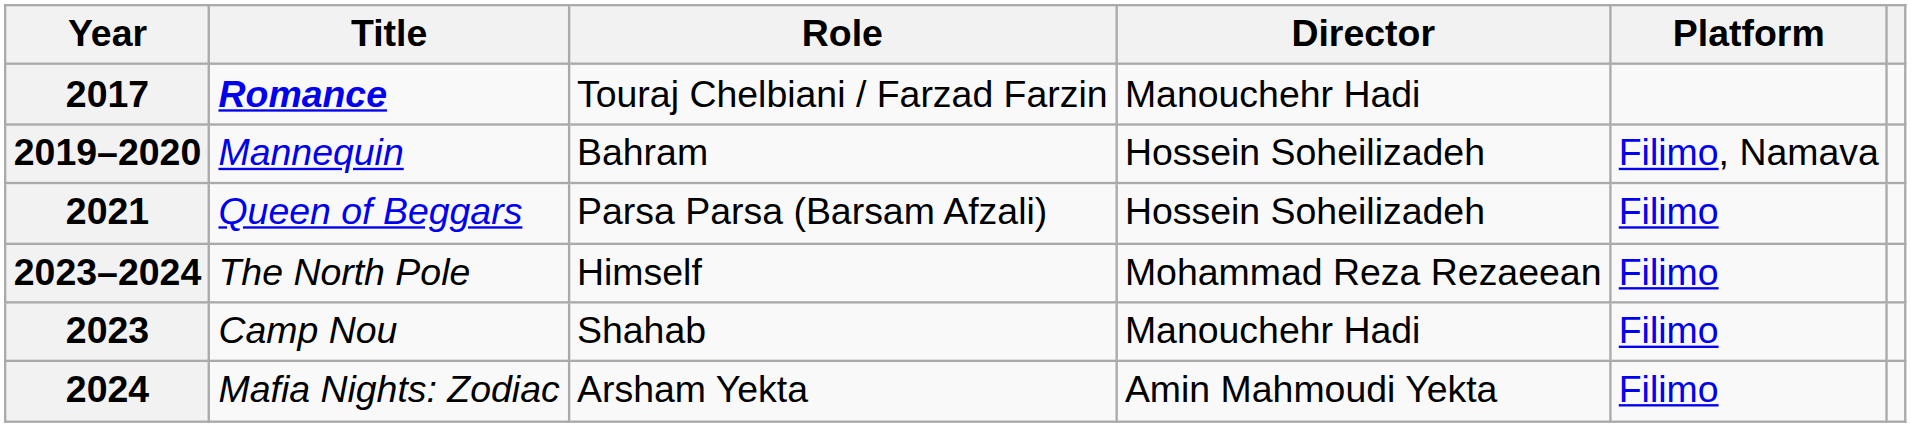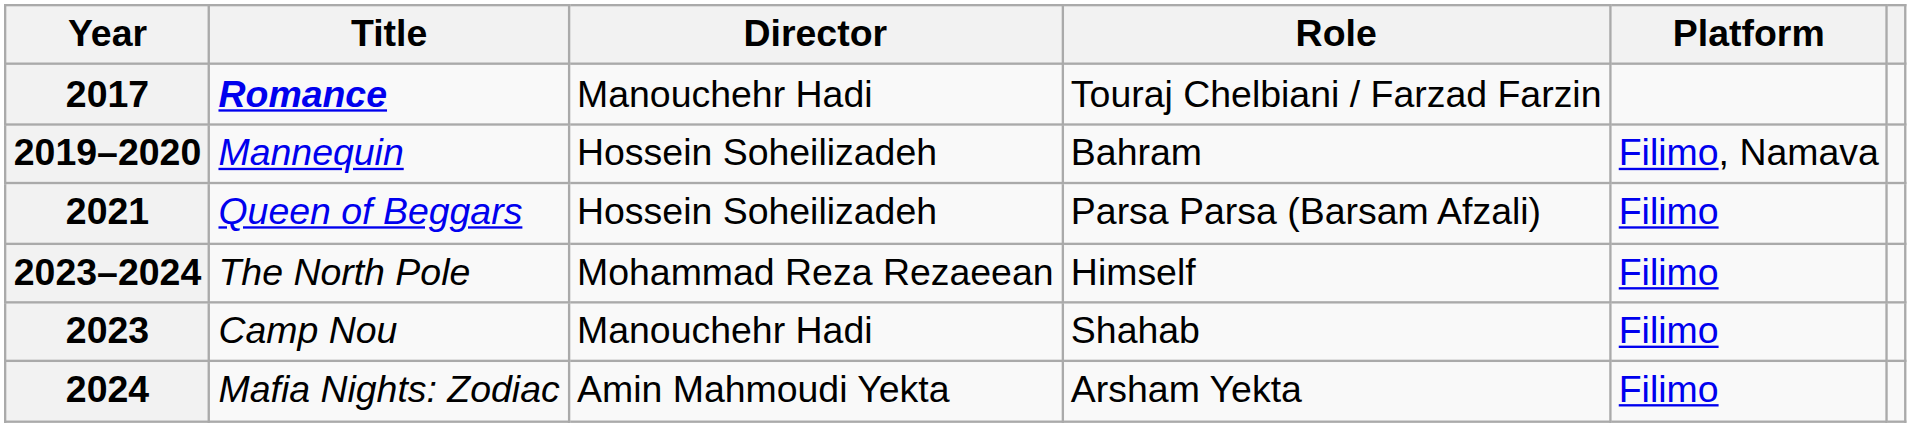columns swapped: (842, 34) <-> (1363, 34)
